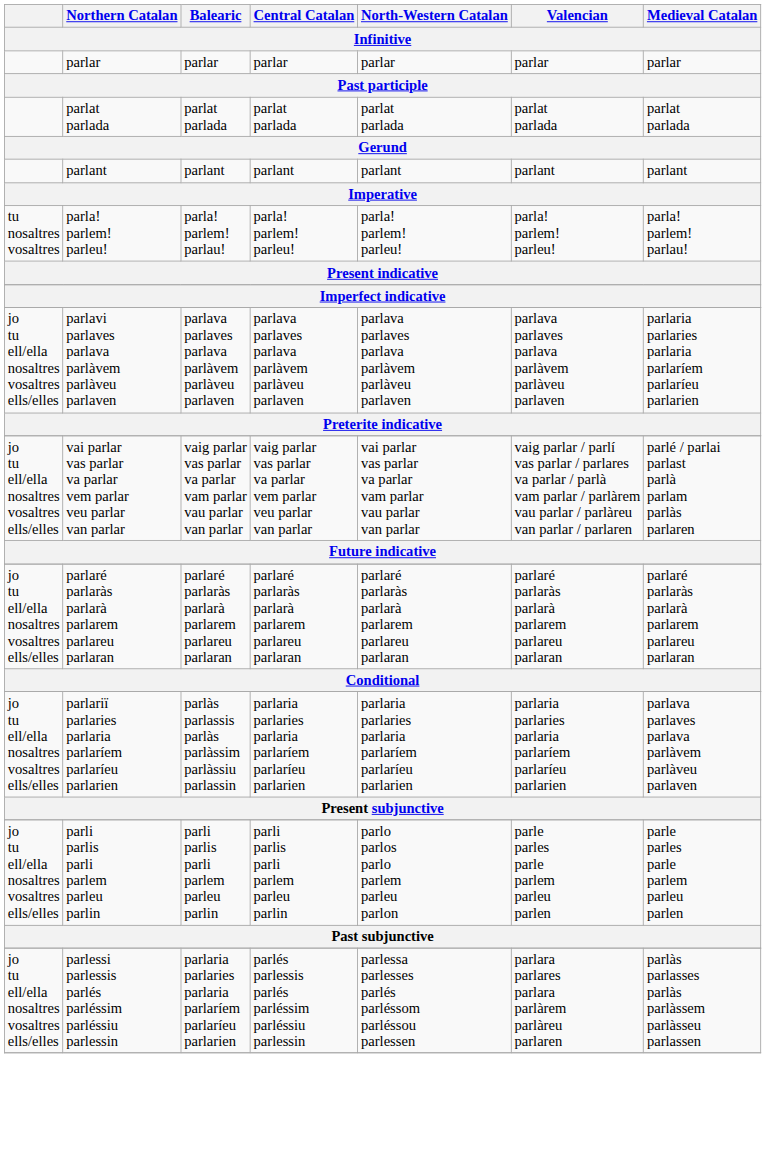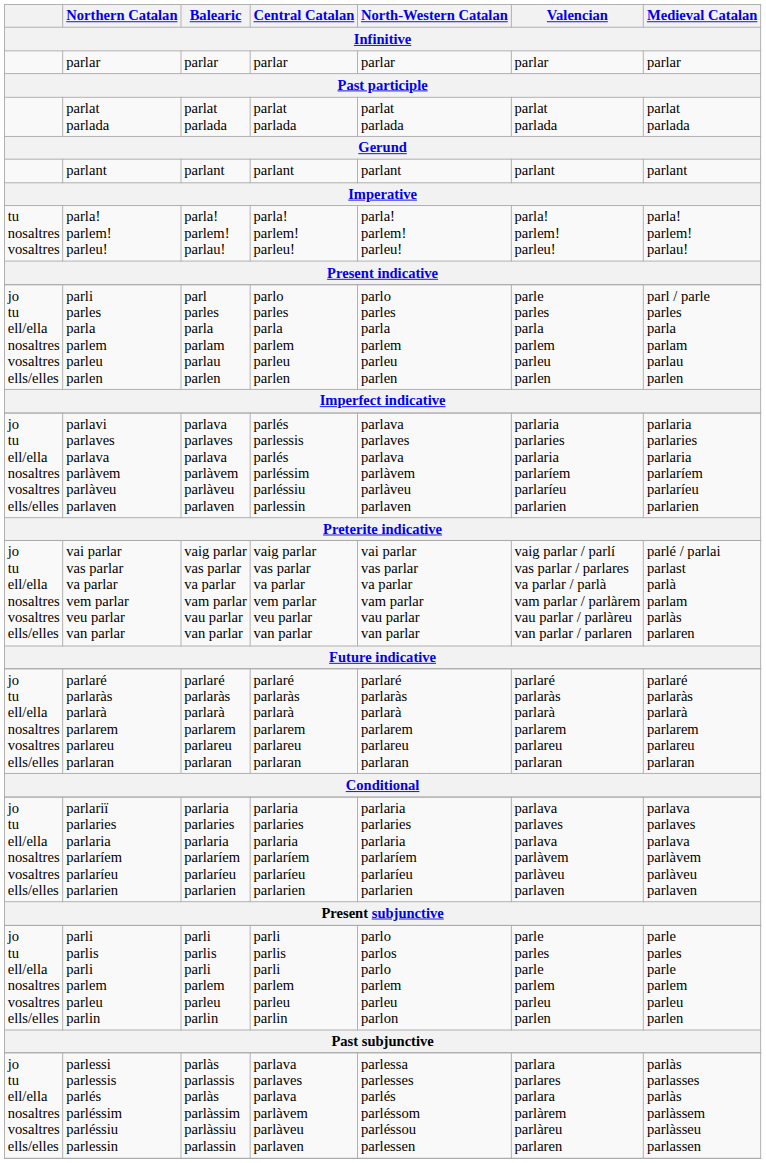+ row: (86, 337)
(281, 360) parlava parlaves parlava parlàvem parlàveu parlaven -> (281, 465) parlés parlessis parlés parléssim parléssiu parlessin
(542, 360) parlava parlaves parlava parlàvem parlàveu parlaven -> (542, 465) parlaria parlaries parlaria parlaríem parlaríeu parlarien
(212, 744) parlàs parlassis parlàs parlàssim parlàssiu parlassin -> (212, 849) parlaria parlaries parlaria parlaríem parlaríeu parlarien
(542, 744) parlaria parlaries parlaria parlaríem parlaríeu parlarien -> (542, 849) parlava parlaves parlava parlàvem parlàveu parlaven
(212, 1000) parlaria parlaries parlaria parlaríem parlaríeu parlarien -> (212, 1105) parlàs parlassis parlàs parlàssim parlàssiu parlassin
(281, 1000) parlés parlessis parlés parléssim parléssiu parlessin -> (281, 1105) parlava parlaves parlava parlàvem parlàveu parlaven
